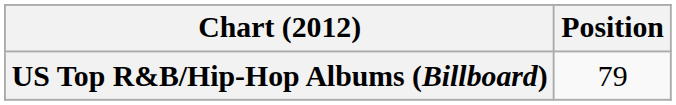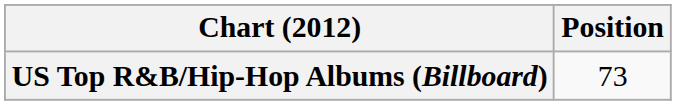(613, 75) 79 -> (613, 75) 73
